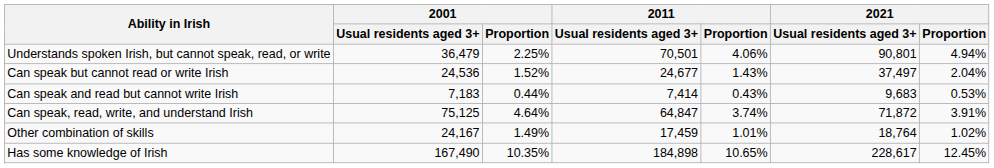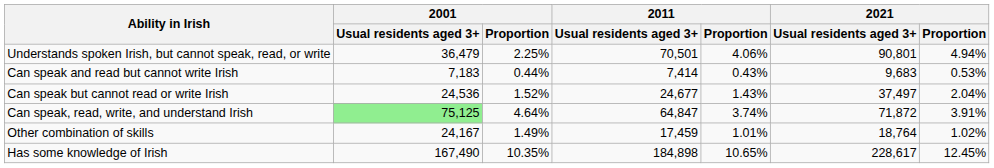rows swapped: (118, 73) <-> (123, 93)
(460, 113) no background -> (460, 113) lightgreen background
